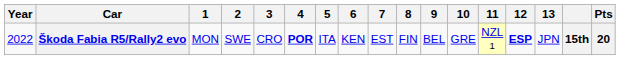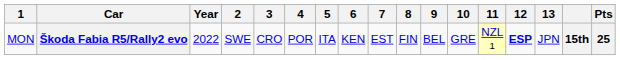columns swapped: (20, 14) <-> (205, 14)
(300, 39) bold -> (300, 39) normal
(604, 39) 20 -> (604, 39) 25
